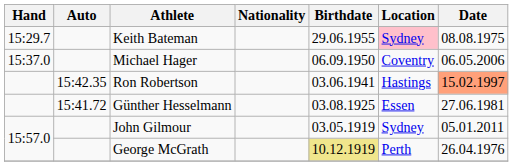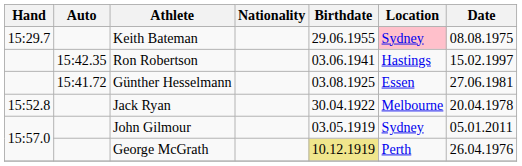- row: (155, 60)
(473, 82) lightsalmon background -> (482, 60) no background
+ row: (142, 104)
